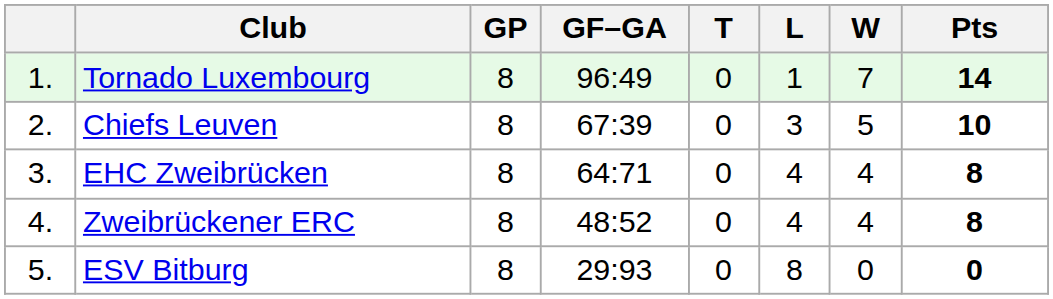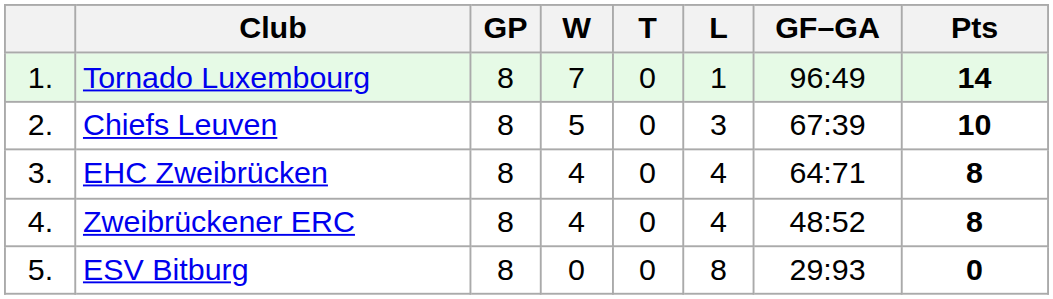columns swapped: (866, 28) <-> (614, 28)
